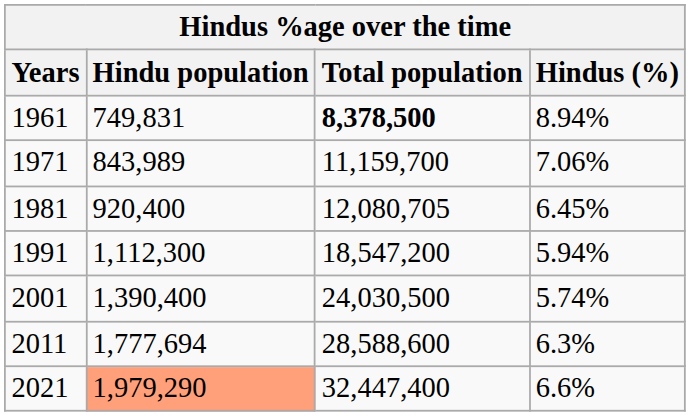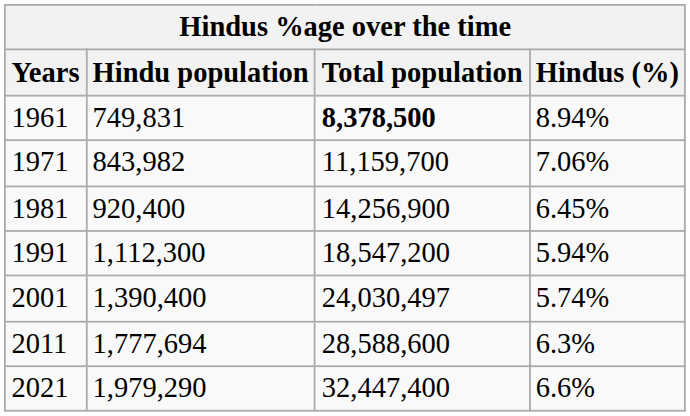(139, 162) 843,989 -> (139, 162) 843,982
(386, 207) 12,080,705 -> (386, 207) 14,256,900
(386, 298) 24,030,500 -> (386, 298) 24,030,497
(150, 388) lightsalmon background -> (150, 388) no background
